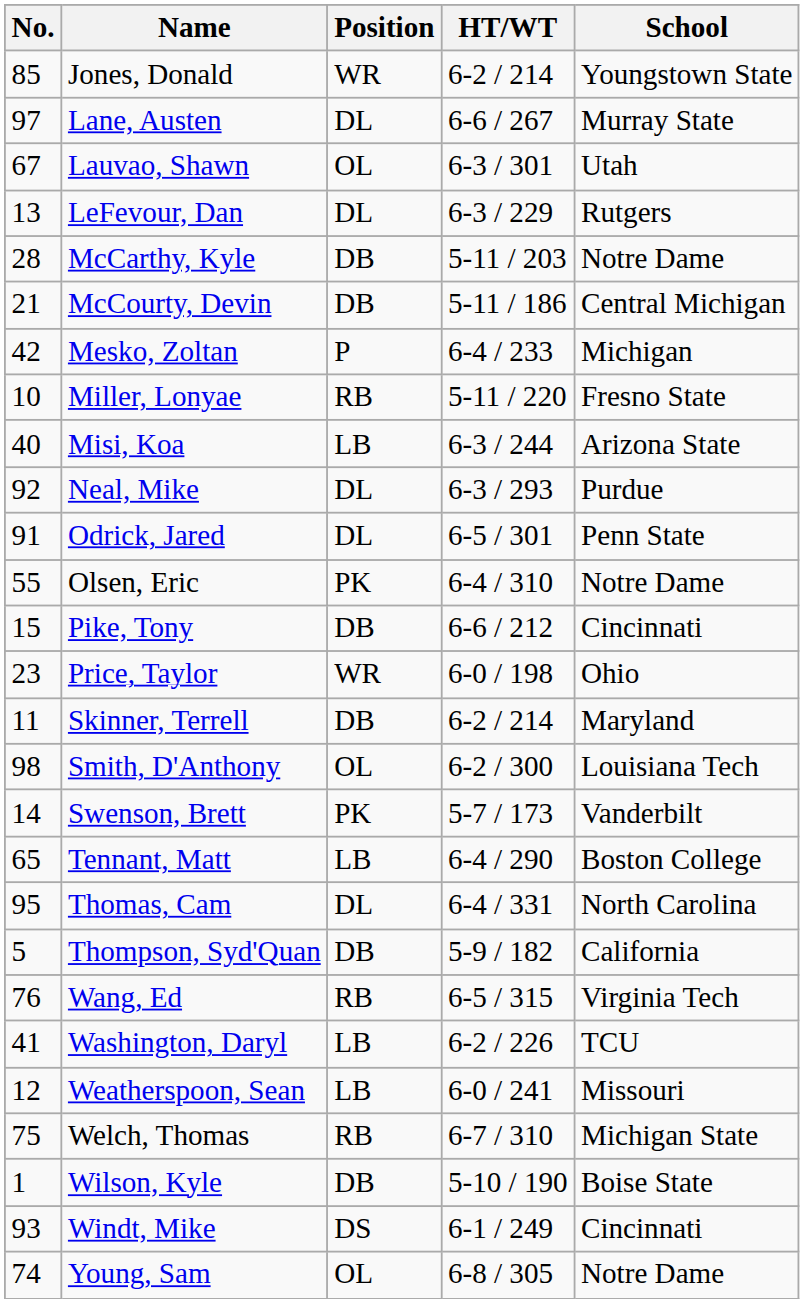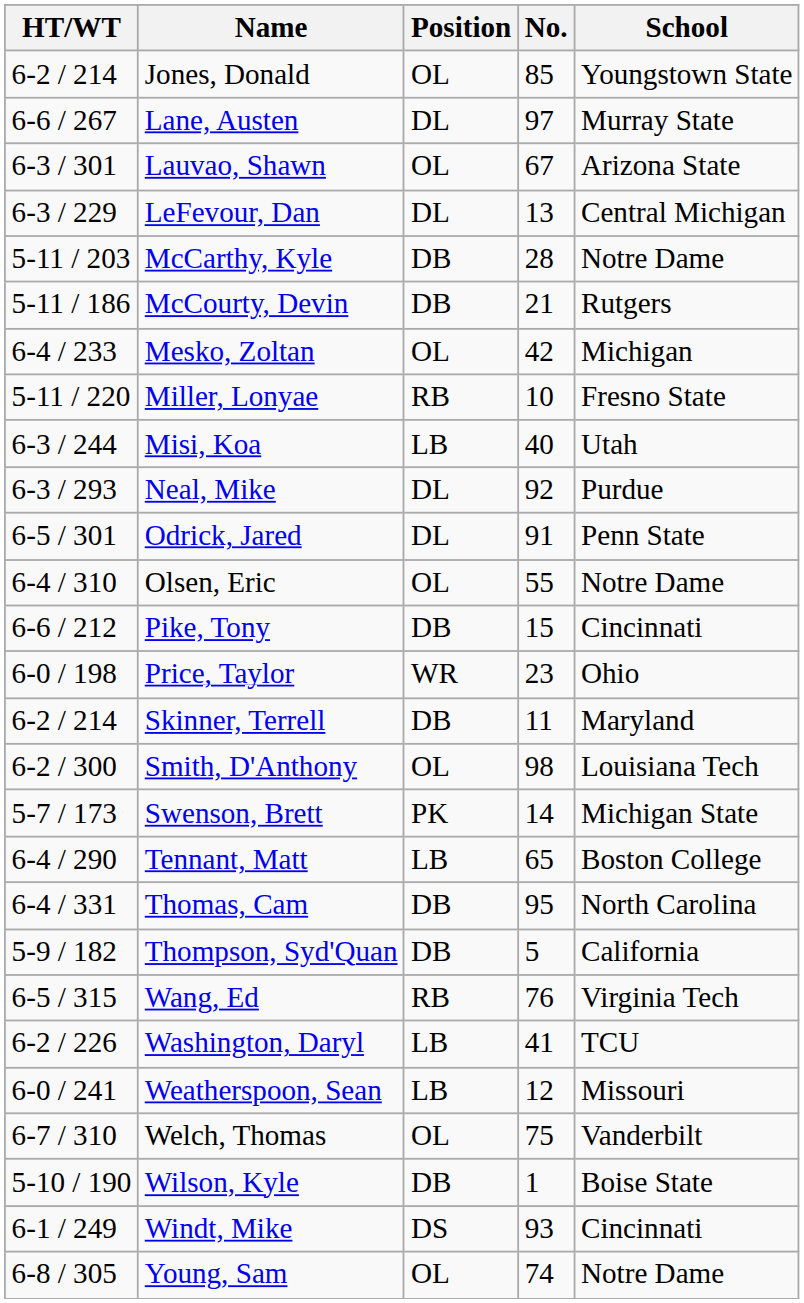columns swapped: (33, 27) <-> (508, 27)
(358, 73) WR -> (430, 73) OL
(609, 166) Utah -> (661, 166) Arizona State
(626, 212) Rutgers -> (683, 212) Central Michigan
(683, 304) Central Michigan -> (626, 304) Rutgers
(342, 350) P -> (430, 350) OL
(661, 443) Arizona State -> (609, 443) Utah
(353, 581) PK -> (430, 581) OL
(642, 812) Vanderbilt -> (670, 812) Michigan State
(354, 905) DL -> (431, 905) DB
(354, 1135) RB -> (430, 1135) OL
(670, 1135) Michigan State -> (642, 1135) Vanderbilt
